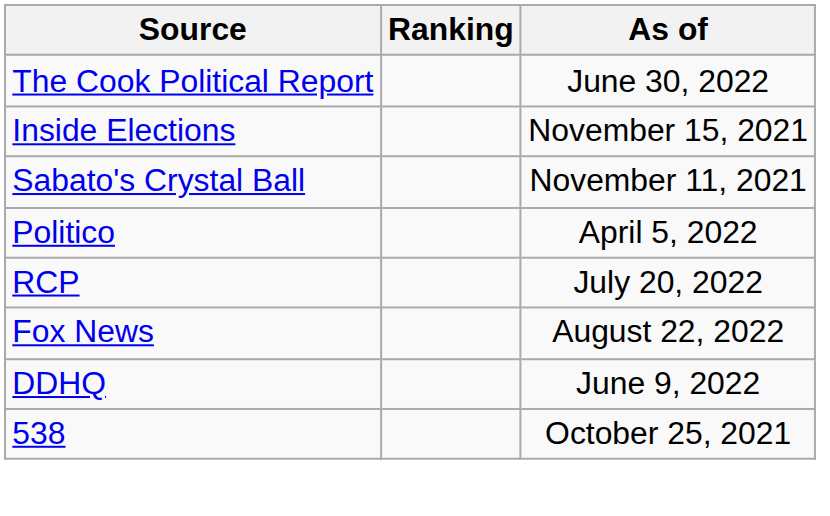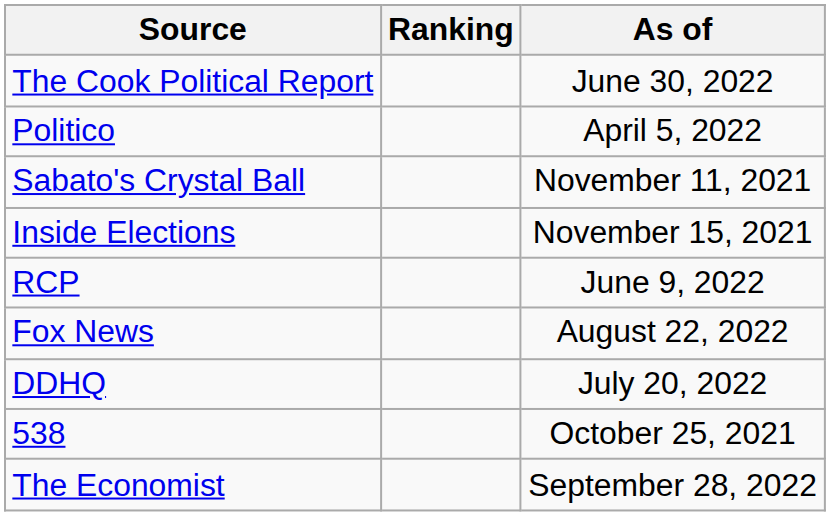rows swapped: (124, 130) <-> (64, 231)
(668, 282) July 20, 2022 -> (673, 282) June 9, 2022
(668, 383) June 9, 2022 -> (673, 383) July 20, 2022
+ row: (119, 484)
